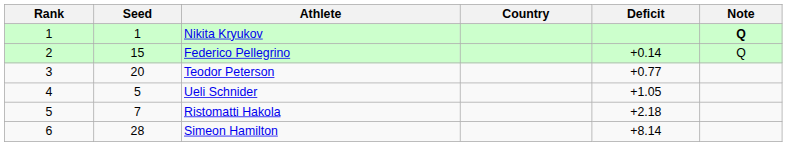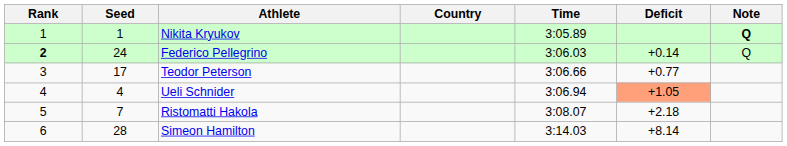+ column: (566, 14)
(49, 53) normal -> (43, 53) bold
(137, 53) 15 -> (120, 53) 24
(137, 72) 20 -> (120, 72) 17
(137, 92) 5 -> (120, 92) 4
(646, 92) no background -> (664, 92) lightsalmon background
